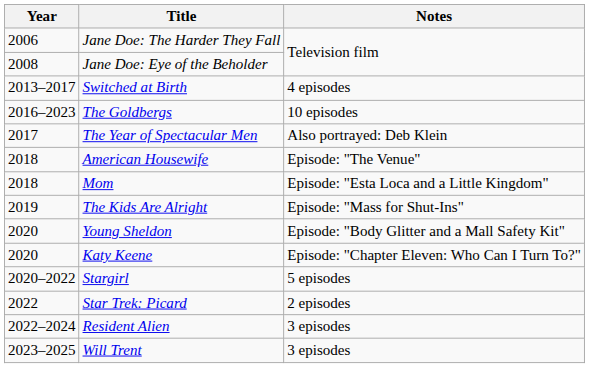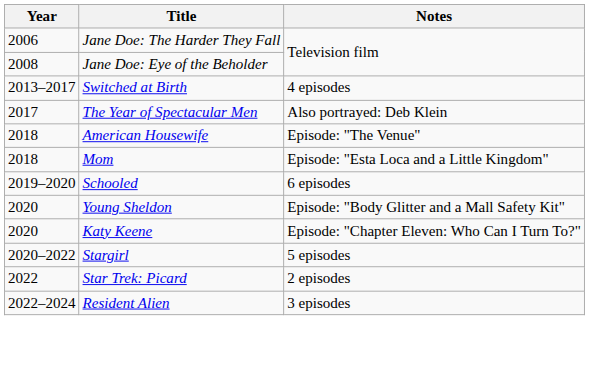- row: (127, 111)
+ row: (110, 183)
- row: (145, 207)
- row: (112, 350)
